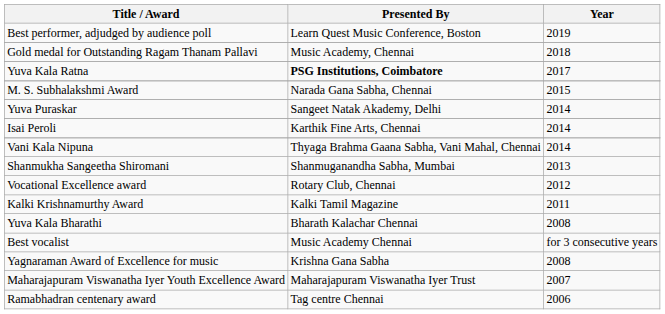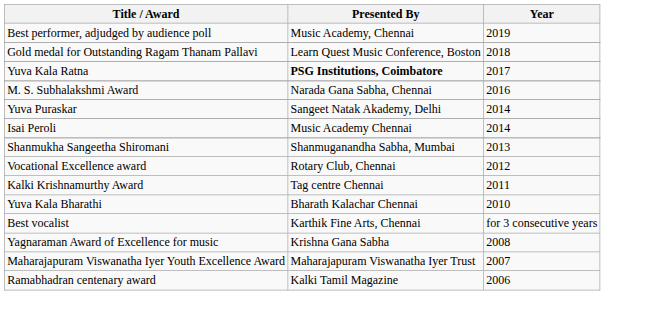(386, 33) Learn Quest Music Conference, Boston -> (352, 33) Music Academy, Chennai
(352, 52) Music Academy, Chennai -> (386, 52) Learn Quest Music Conference, Boston
(558, 90) 2015 -> (498, 90) 2016
(356, 128) Karthik Fine Arts, Chennai -> (351, 128) Music Academy Chennai
- row: (50, 147)
(344, 204) Kalki Tamil Magazine -> (337, 185) Tag centre Chennai
(558, 223) 2008 -> (498, 204) 2010
(351, 242) Music Academy Chennai -> (356, 223) Karthik Fine Arts, Chennai
(337, 299) Tag centre Chennai -> (344, 280) Kalki Tamil Magazine
